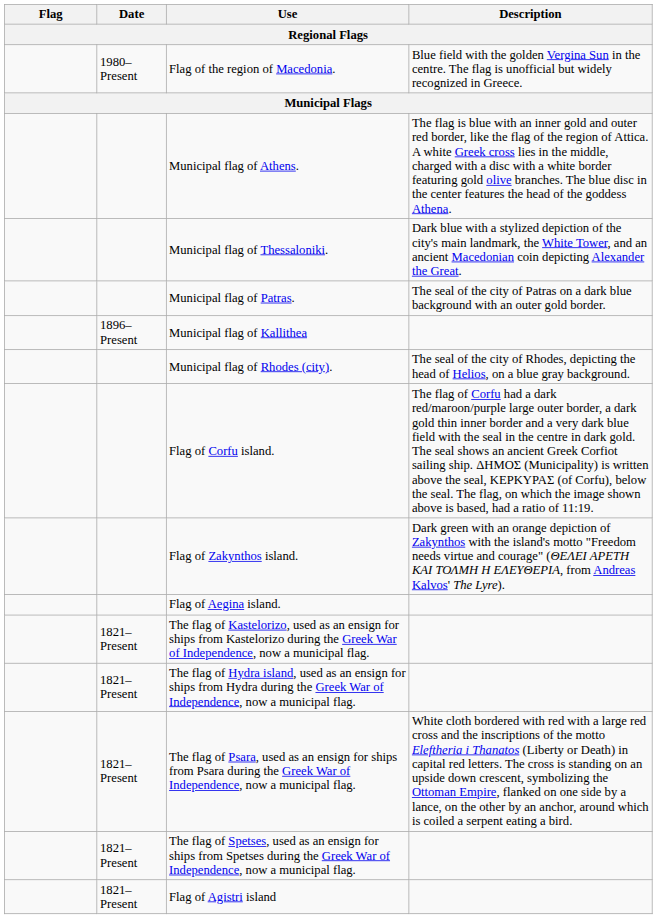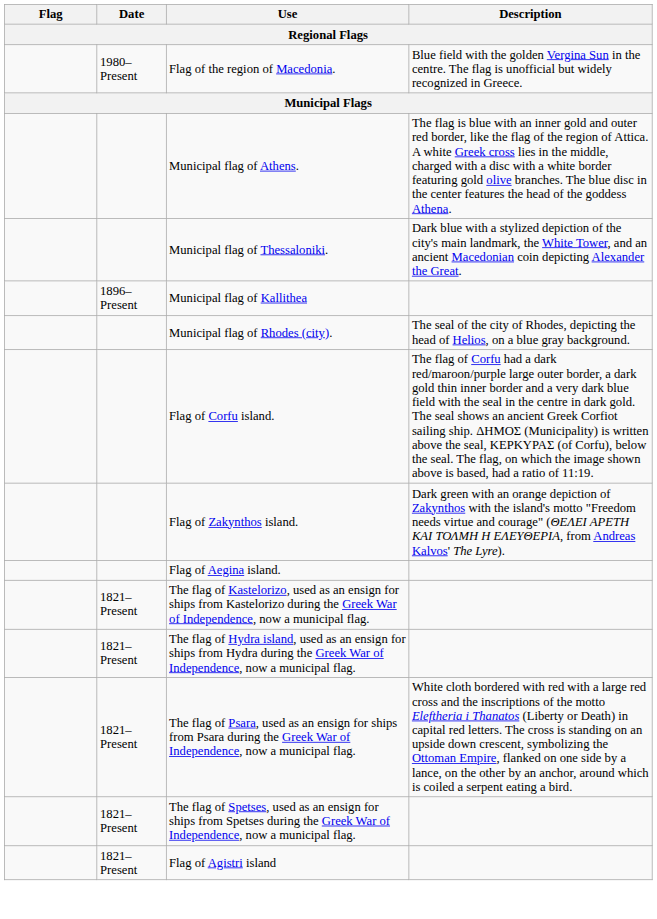- row: (232, 298)
